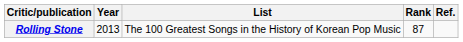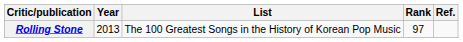(418, 29) 87 -> (418, 29) 97
